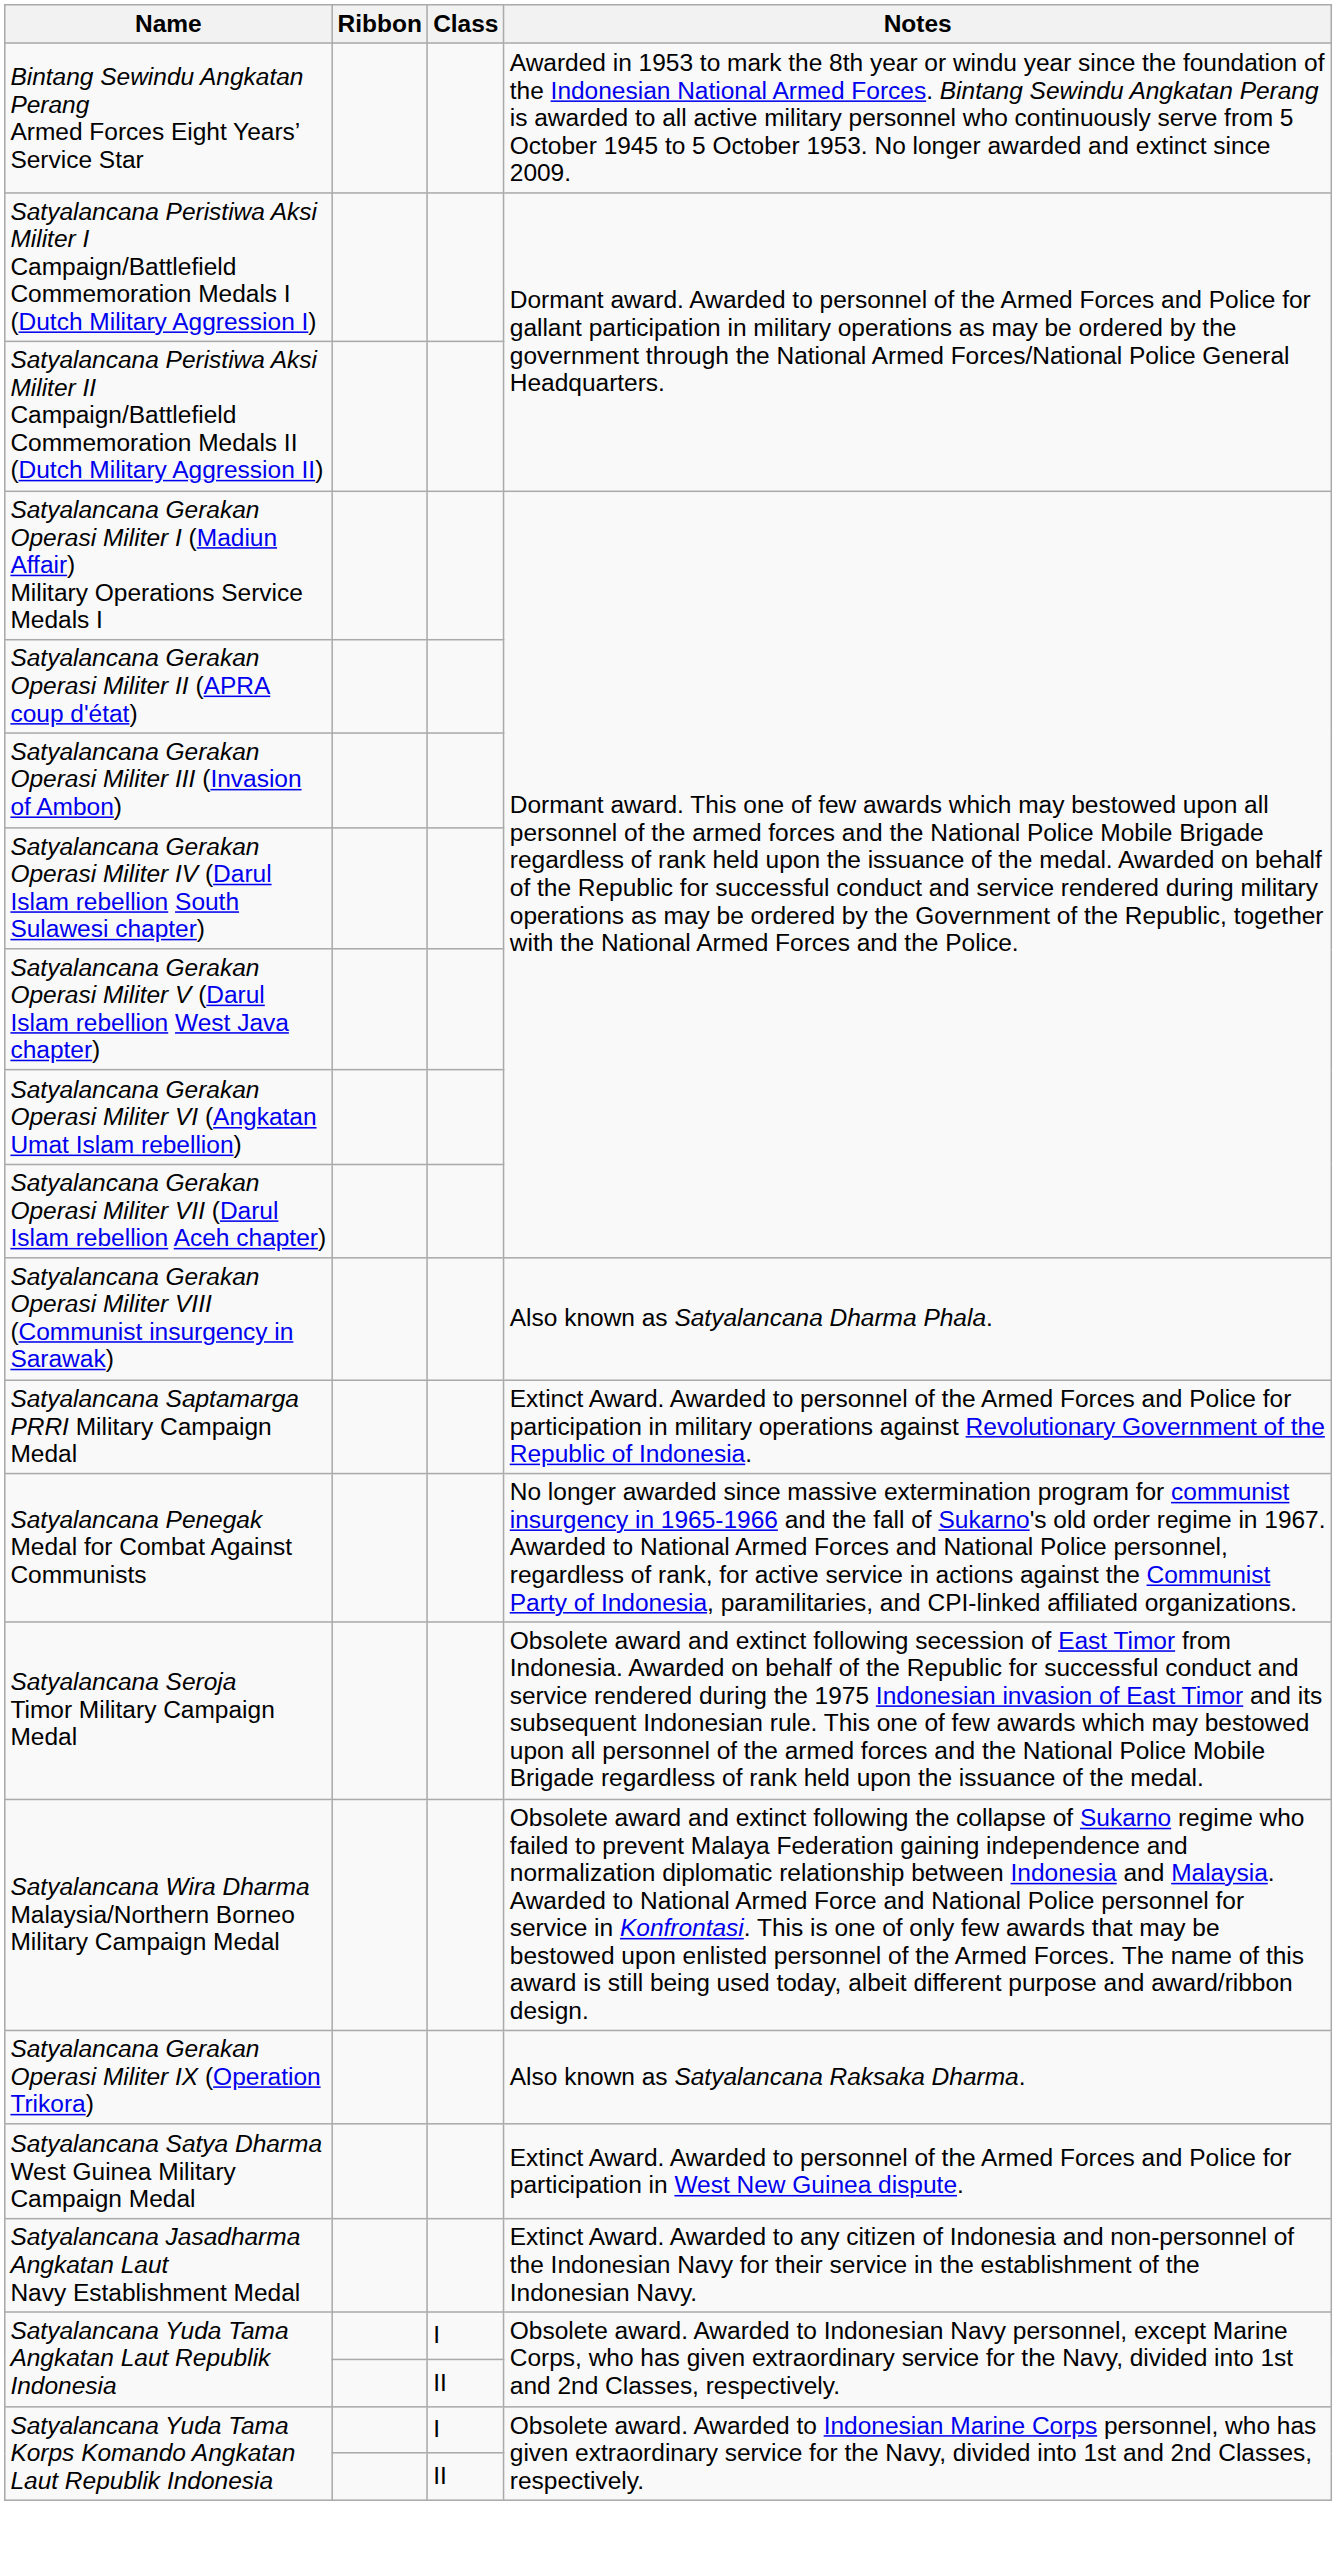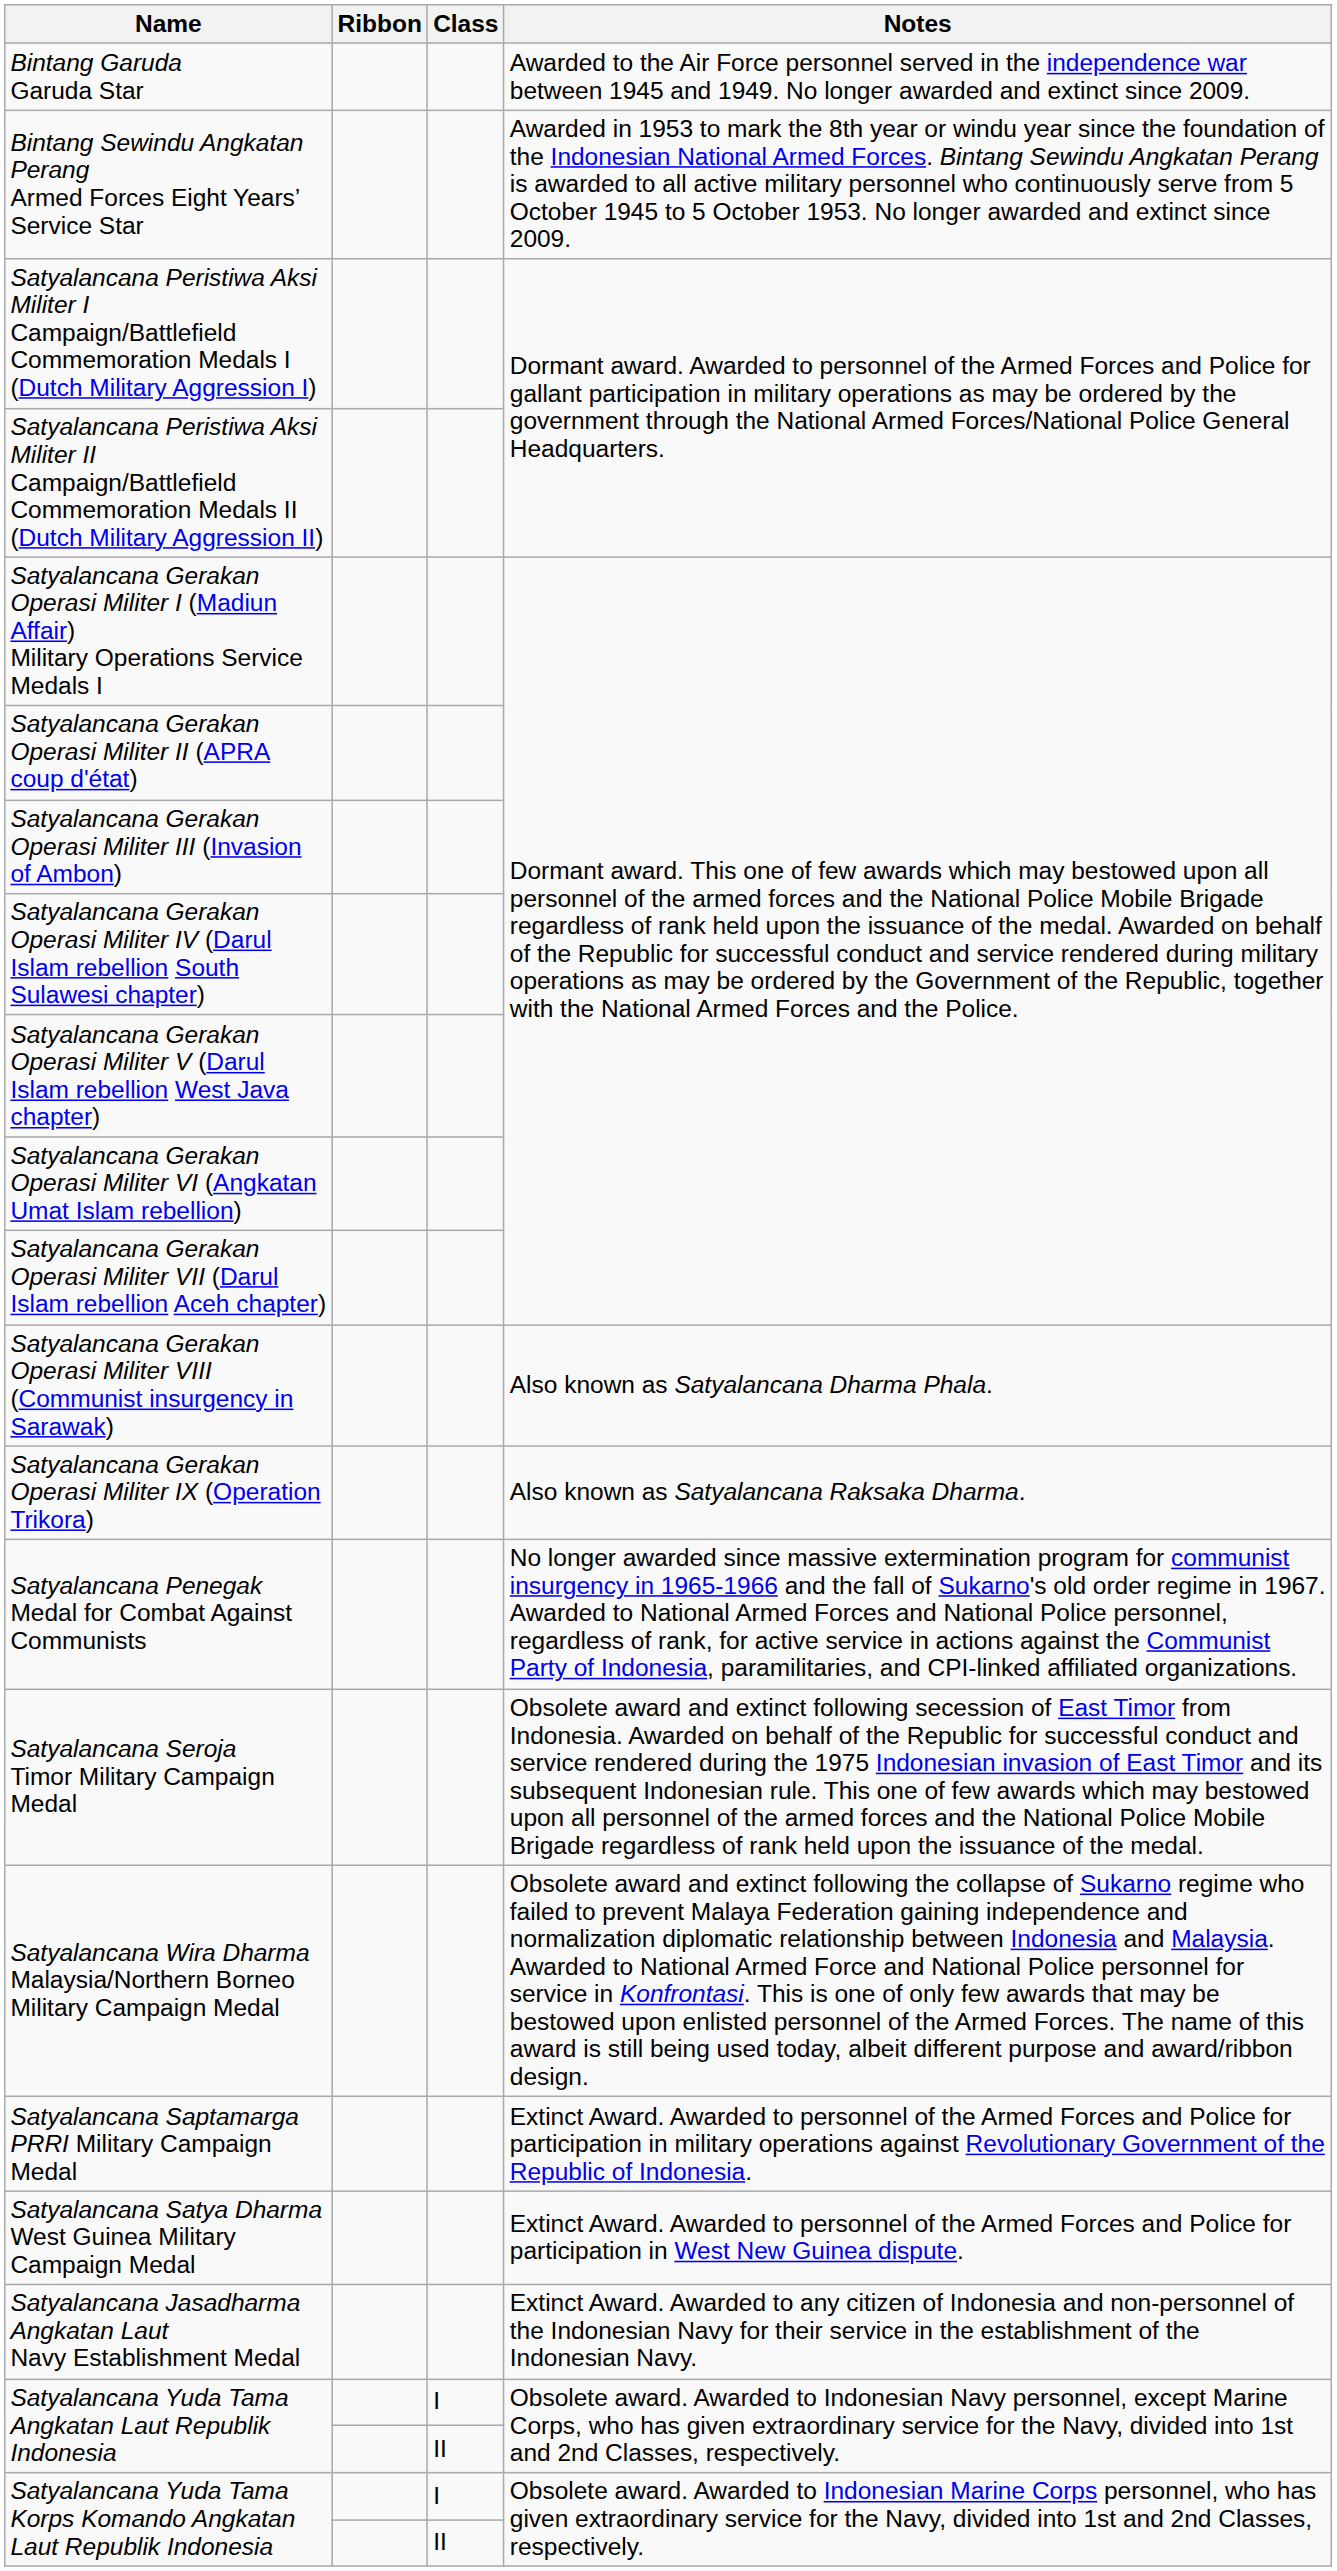+ row: (96, 76)
rows swapped: (166, 2077) <-> (155, 1426)
